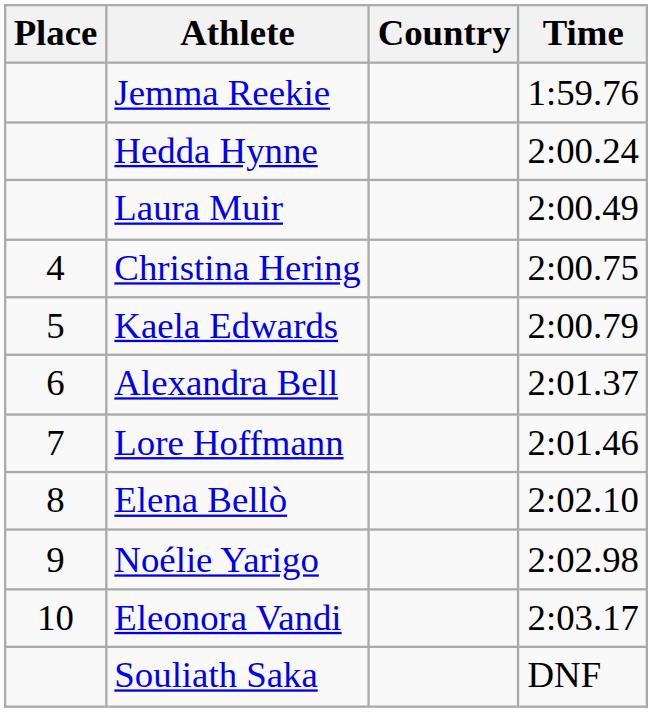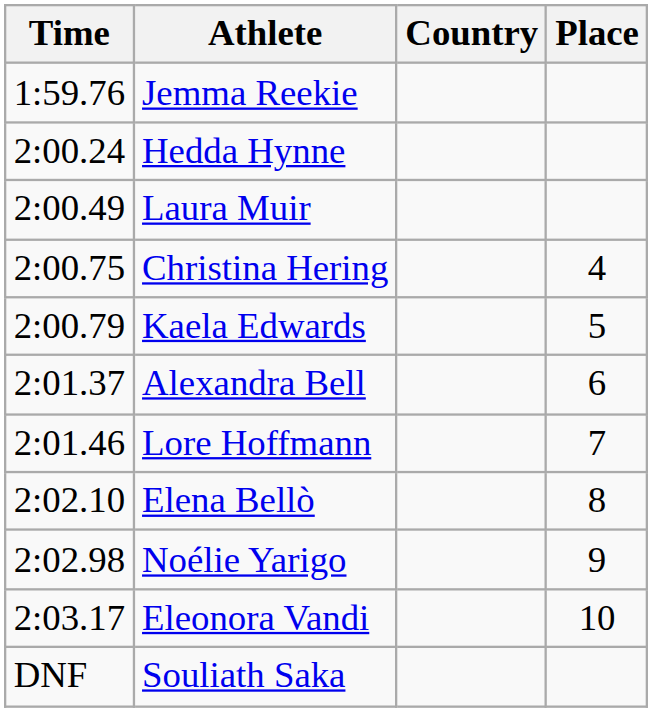columns swapped: (56, 33) <-> (583, 33)
